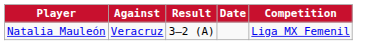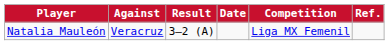+ column: (368, 13)
